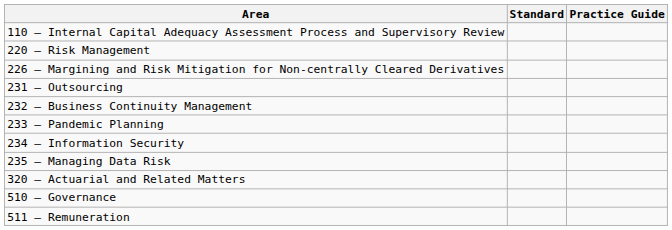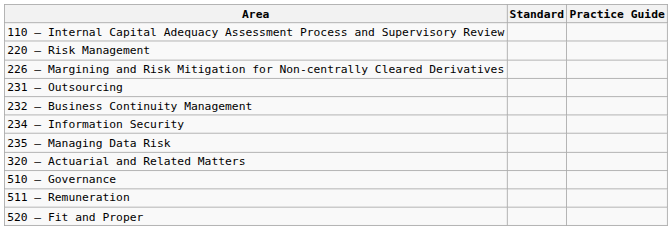- row: (85, 124)
+ row: (75, 216)
